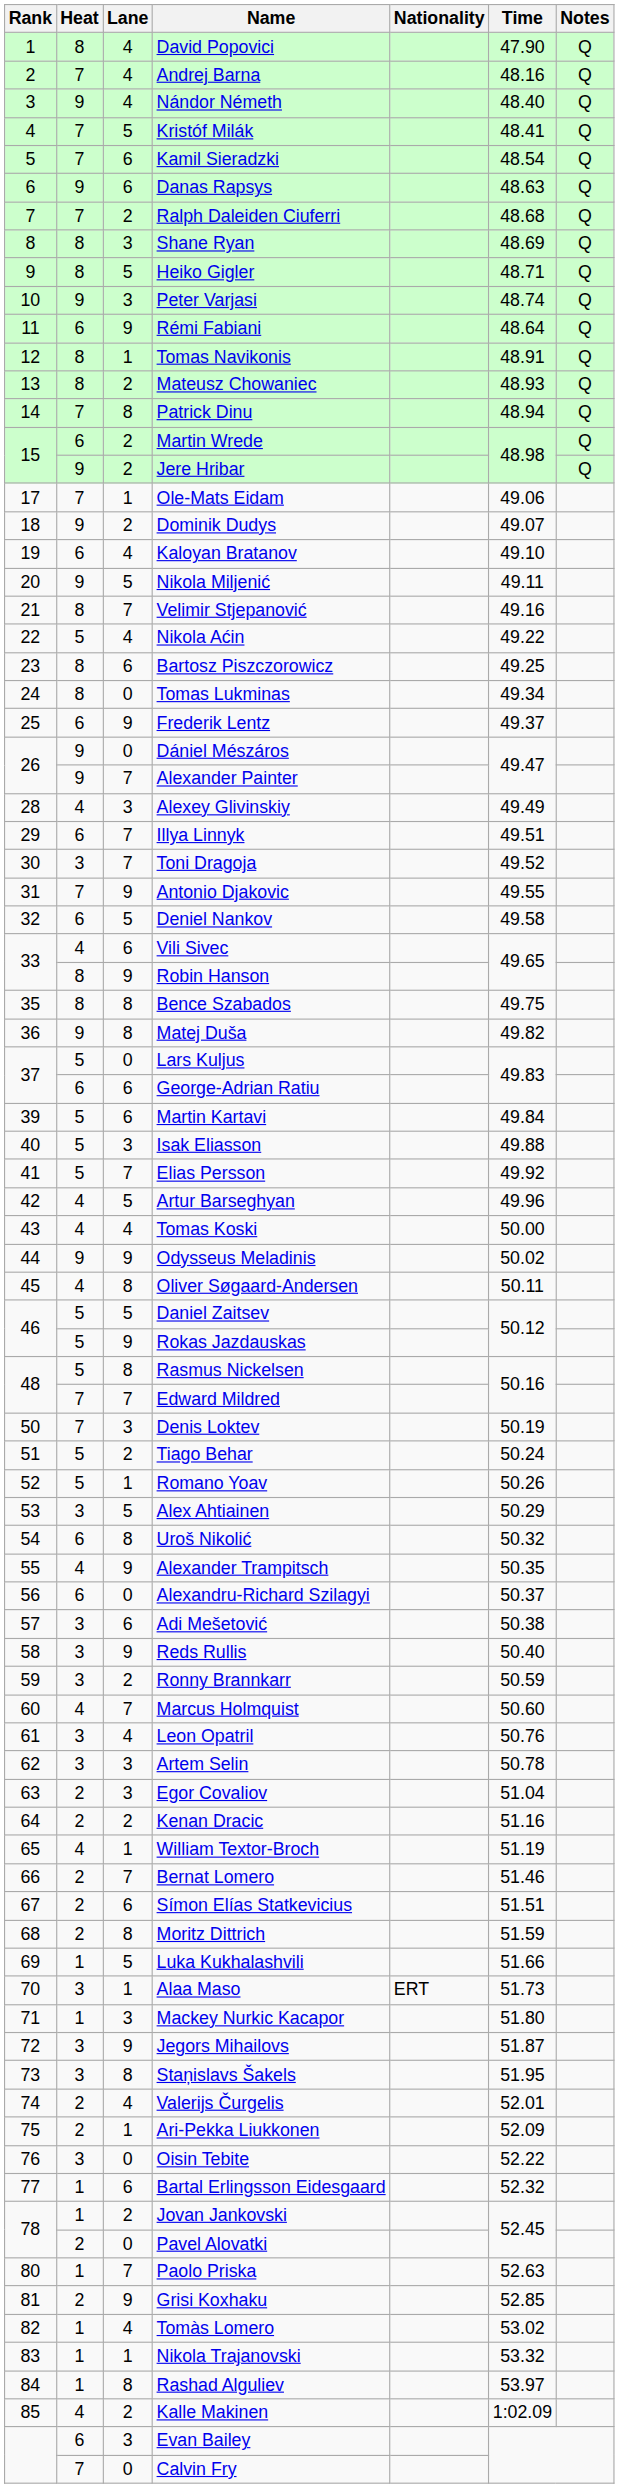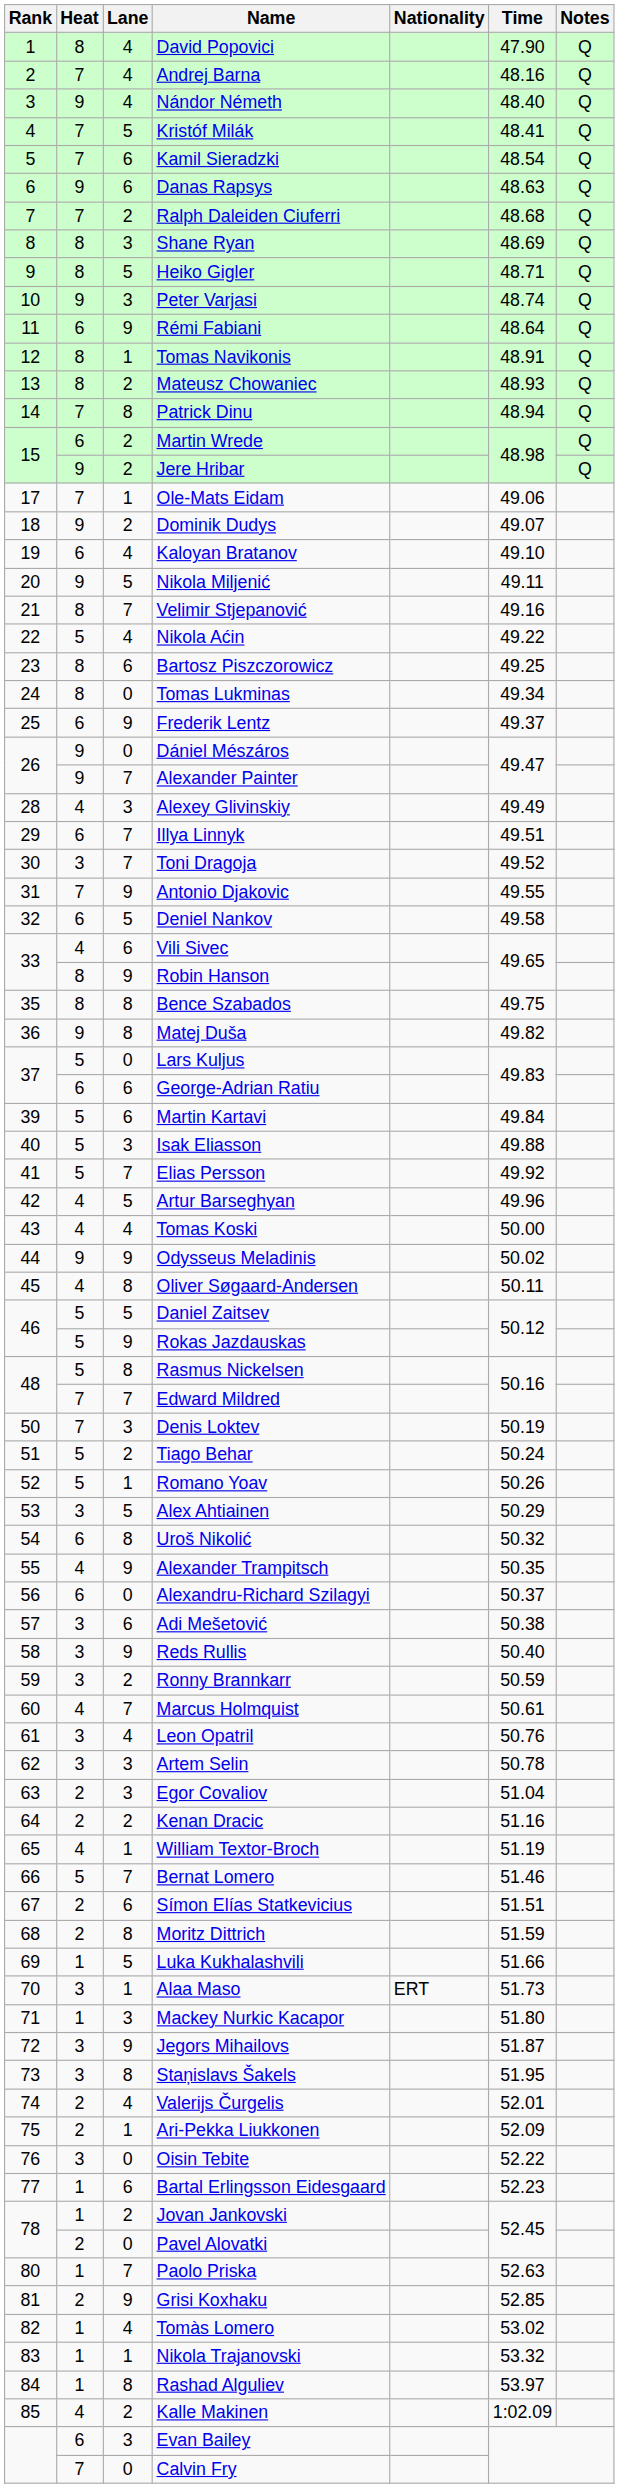(522, 1708) 50.60 -> (522, 1708) 50.61
(80, 1877) 2 -> (80, 1877) 5
(522, 2187) 52.32 -> (522, 2187) 52.23
